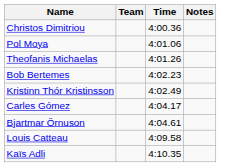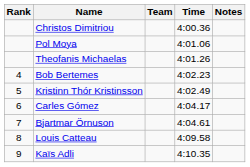+ column: (19, 12)
